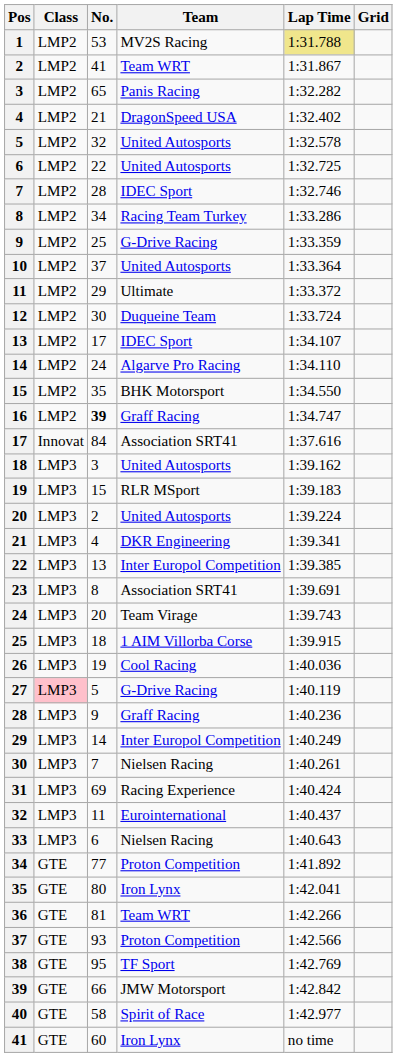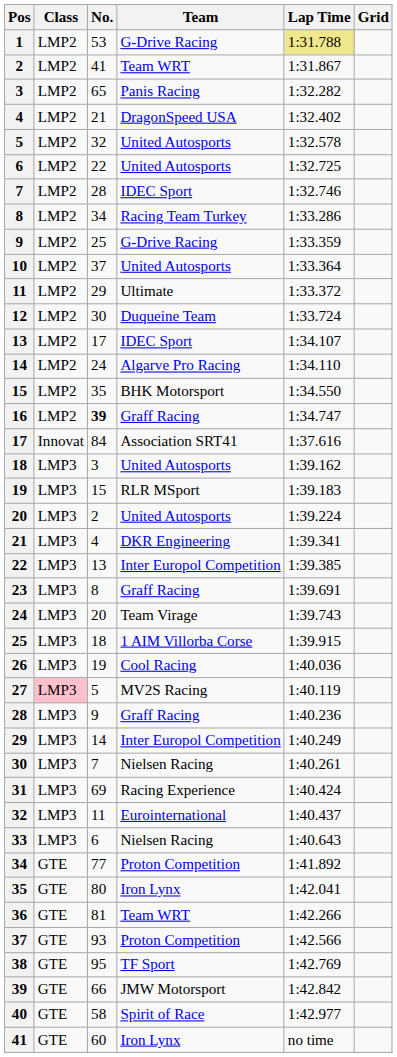(164, 42) MV2S Racing -> (169, 42) G-Drive Racing
(179, 590) Association SRT41 -> (160, 590) Graff Racing
(169, 690) G-Drive Racing -> (164, 690) MV2S Racing
